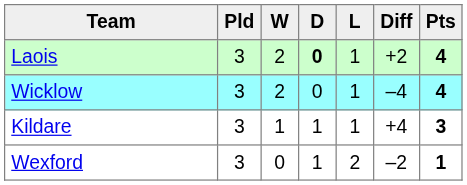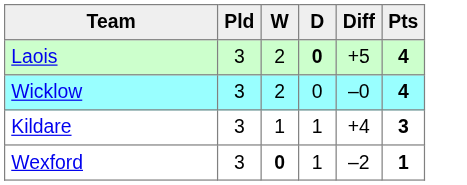- column: (355, 22)
(396, 57) +2 -> (359, 57) +5
(396, 92) –4 -> (359, 92) –0
(280, 162) normal -> (280, 162) bold
